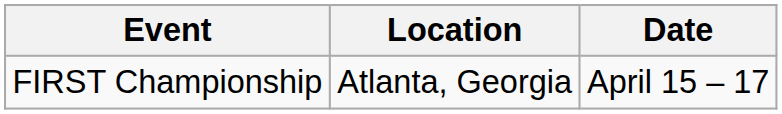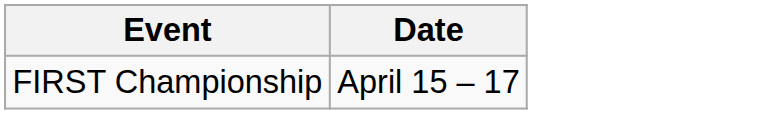- column: (455, 30)
